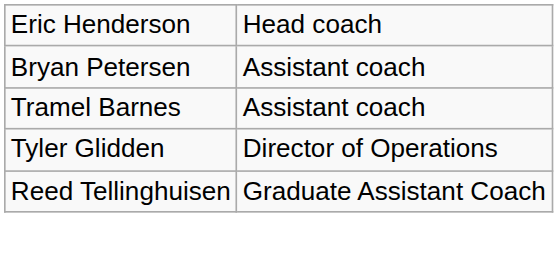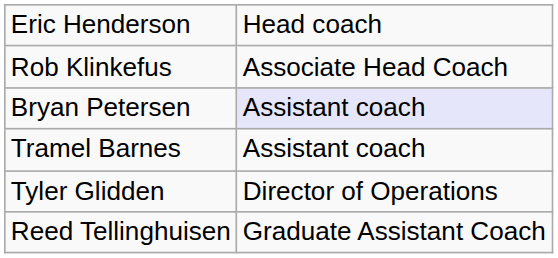+ row: (91, 66)
(334, 66) no background -> (334, 107) lavender background
